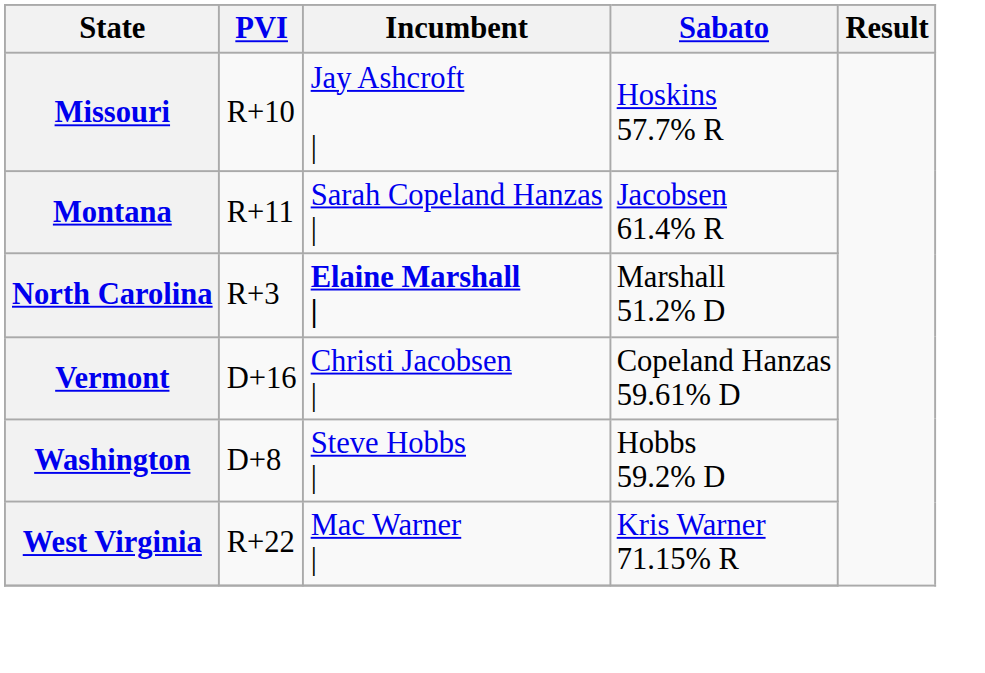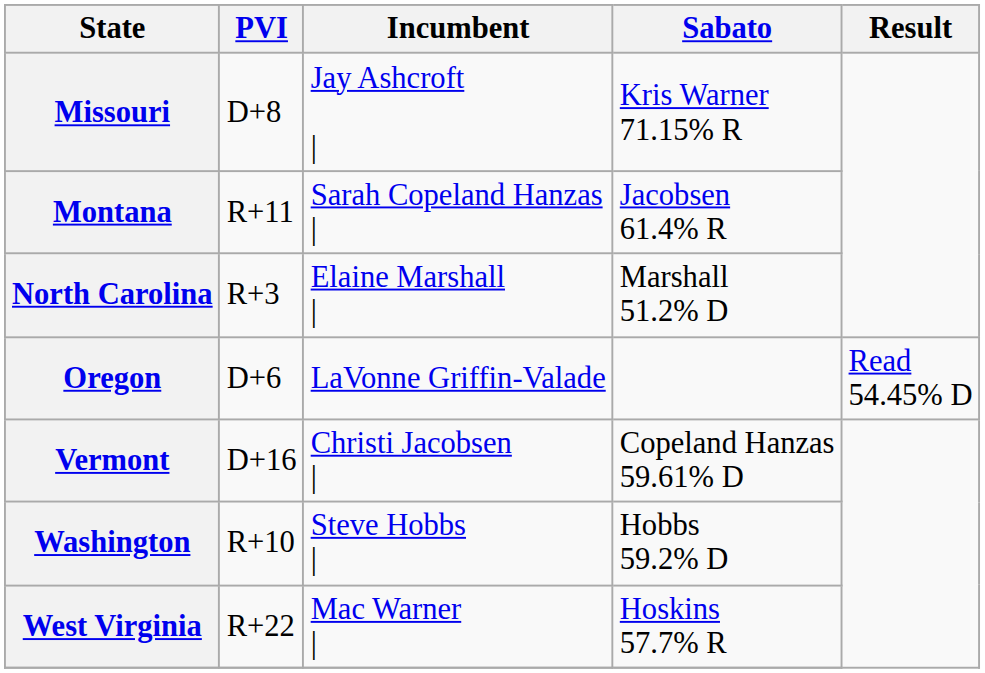(261, 111) R+10 -> (254, 111) D+8
(670, 111) Hoskins 57.7% R -> (694, 111) Kris Warner 71.15% R
(416, 294) bold -> (408, 294) normal
+ row: (112, 377)
(254, 460) D+8 -> (261, 543) R+10
(691, 543) Kris Warner 71.15% R -> (673, 625) Hoskins 57.7% R
